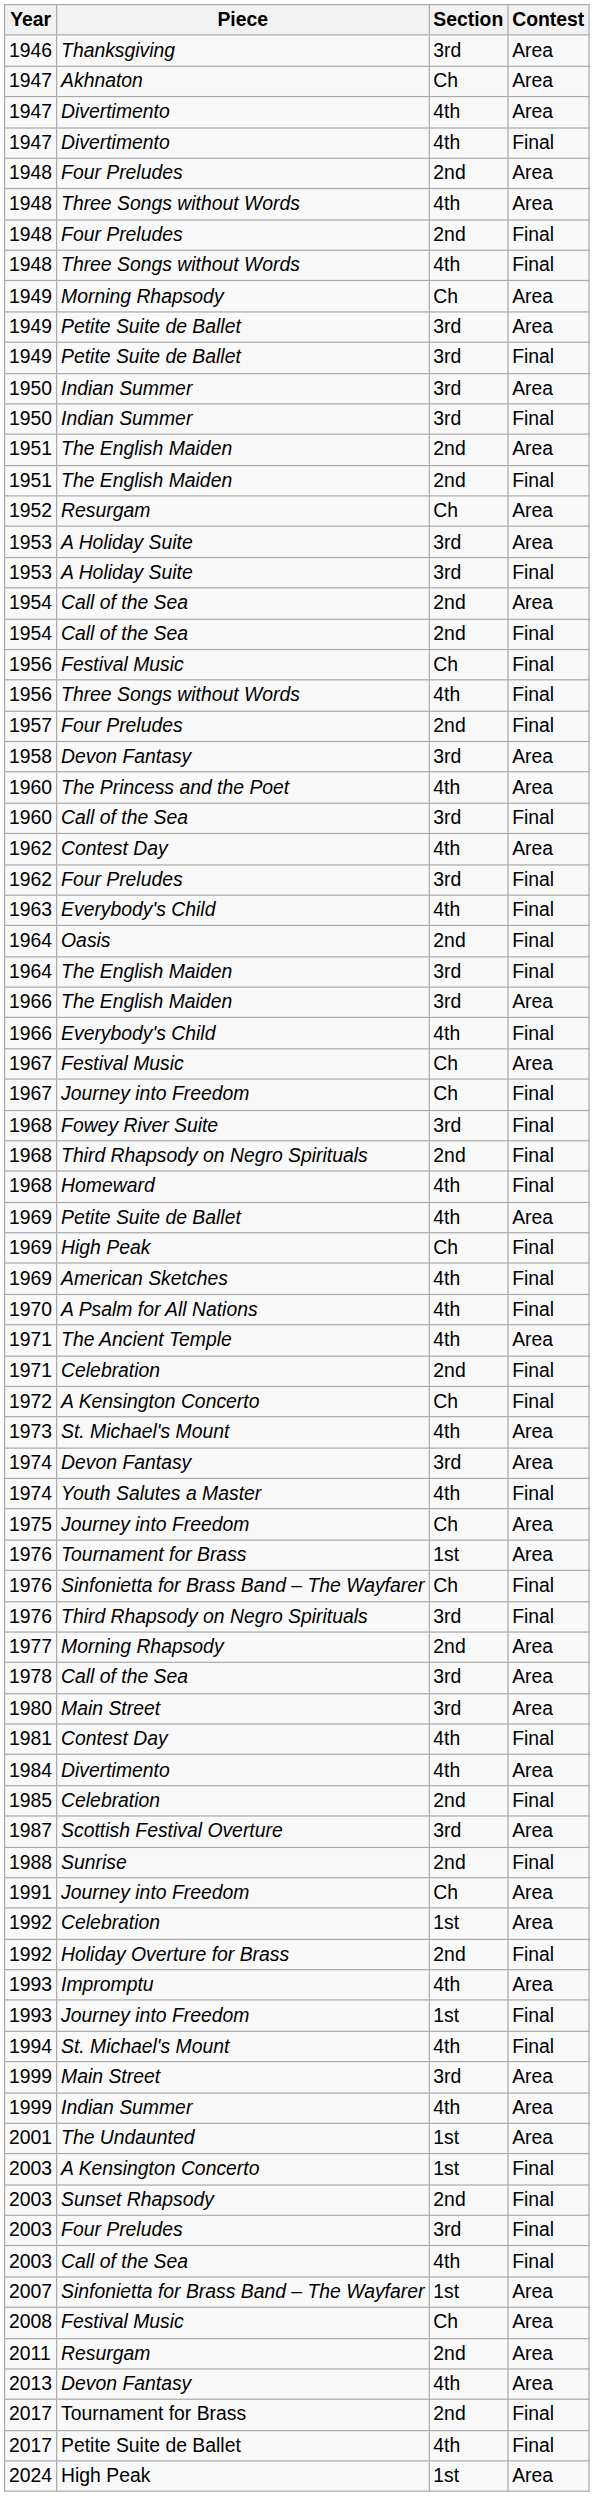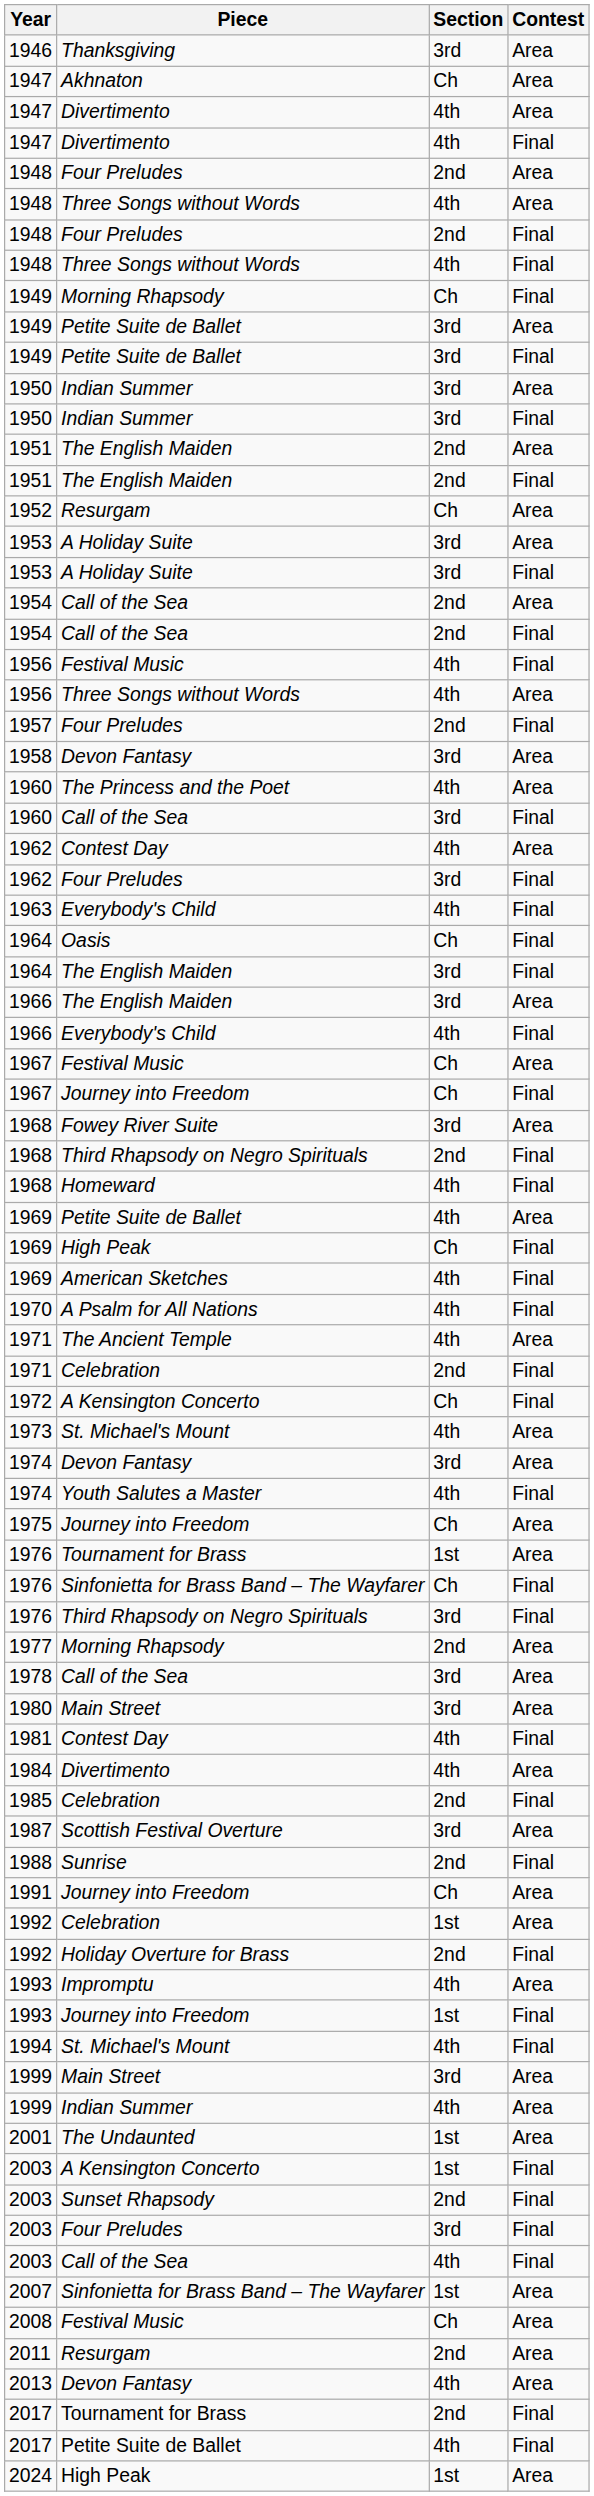(533, 296) Area -> (533, 296) Final
(446, 664) Ch -> (447, 664) 4th
(533, 695) Final -> (533, 695) Area
(449, 940) 2nd -> (446, 940) Ch
(533, 1125) Final -> (533, 1125) Area
